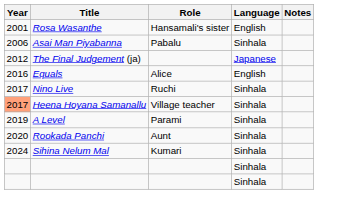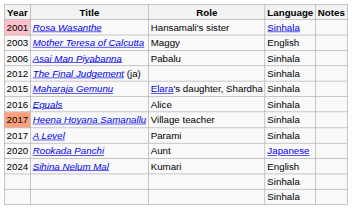(17, 28) no background -> (17, 28) pink background
(250, 28) English -> (284, 28) Sinhala
+ row: (88, 43)
(255, 58) Japanese -> (284, 74) Sinhala
+ row: (73, 89)
(250, 74) English -> (284, 105) Sinhala
- row: (53, 89)
(17, 120) 2019 -> (17, 135) 2017
(250, 135) Sinhala -> (288, 151) Japanese
(250, 151) Sinhala -> (283, 166) English
